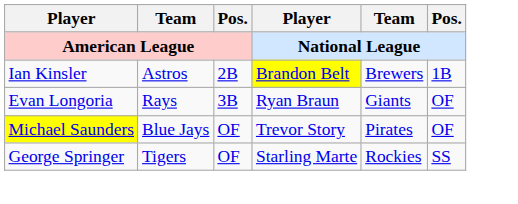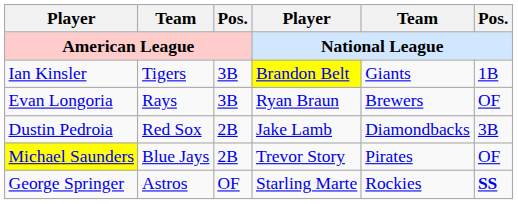(165, 73) Astros -> (164, 73) Tigers
(228, 73) 2B -> (228, 73) 3B
(394, 73) Brewers -> (388, 73) Giants
(388, 101) Giants -> (394, 101) Brewers
+ row: (61, 128)
(229, 128) OF -> (228, 156) 2B
(164, 156) Tigers -> (165, 184) Astros
(441, 156) normal -> (488, 184) bold
